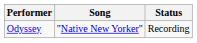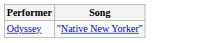- column: (169, 12)
